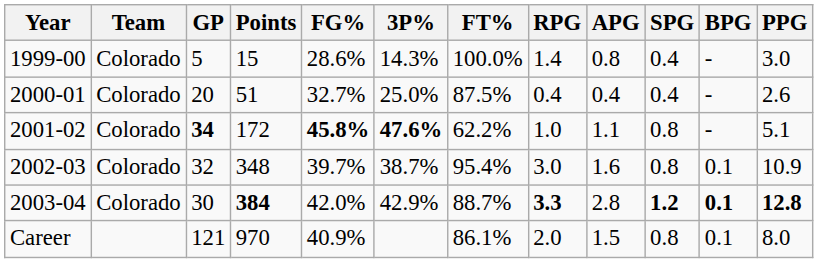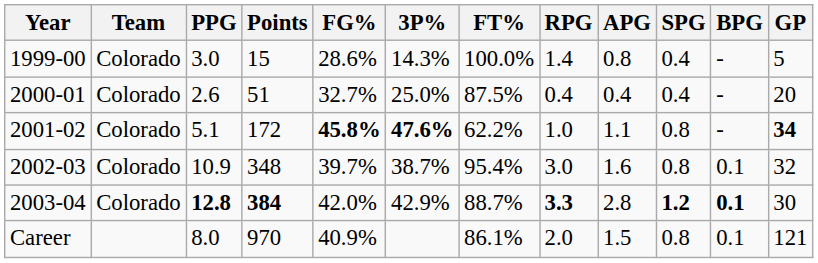columns swapped: (208, 22) <-> (785, 22)
